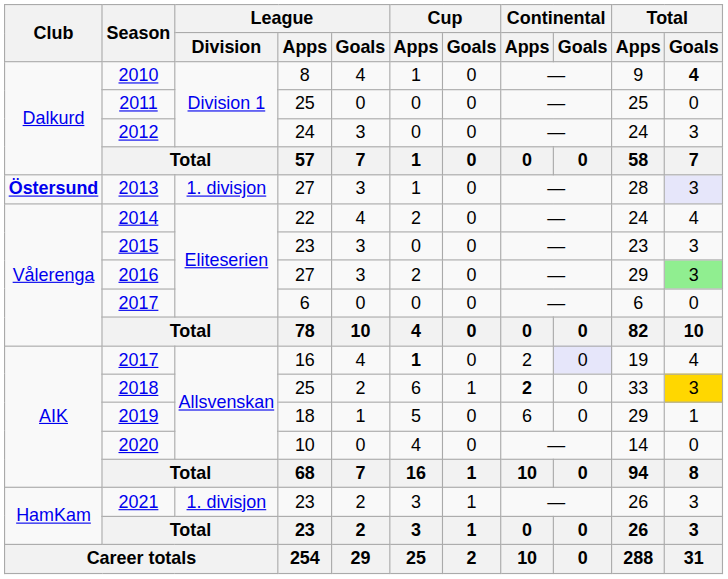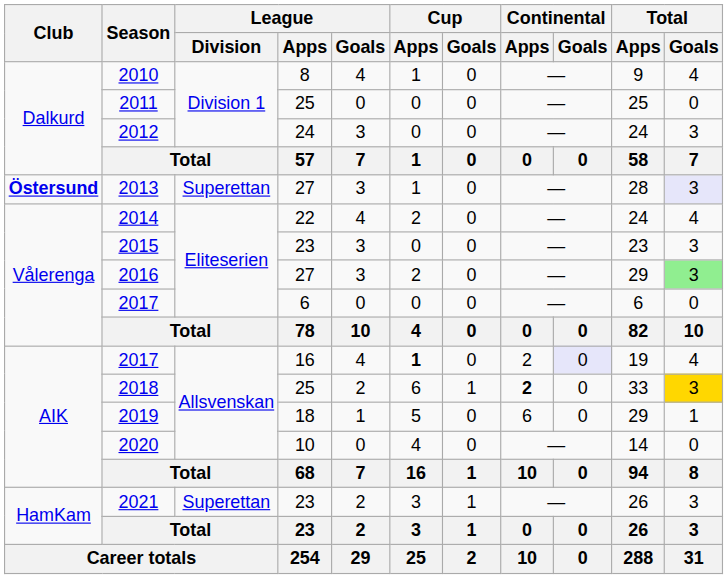(694, 75) bold -> (694, 75) normal
(226, 189) 1. divisjon -> (226, 189) Superettan
(226, 501) 1. divisjon -> (226, 501) Superettan
